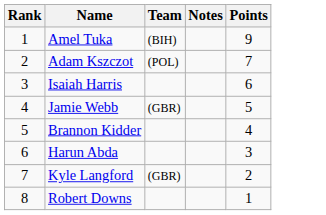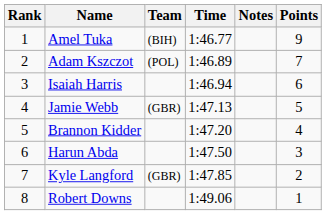+ column: (210, 15)
